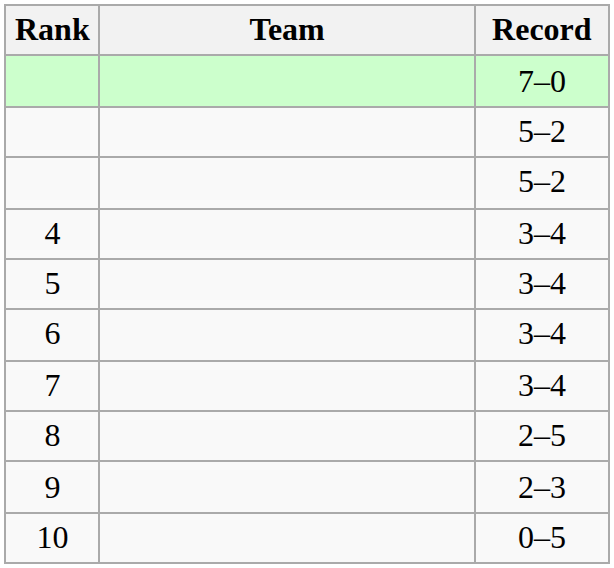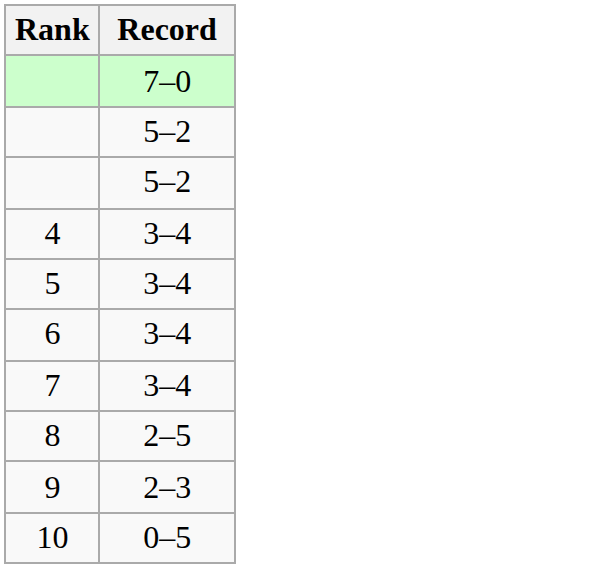- column: (287, 29)
